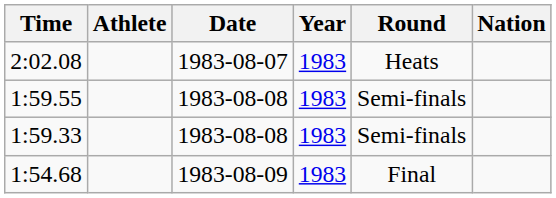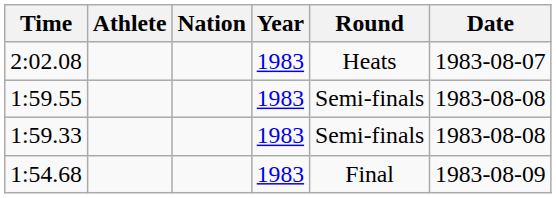columns swapped: (511, 23) <-> (233, 23)
